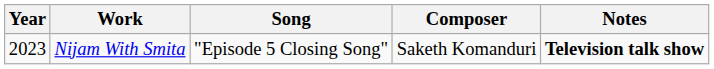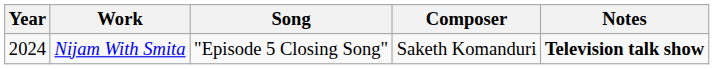(27, 48) 2023 -> (27, 48) 2024
